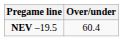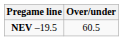(91, 28) 60.4 -> (91, 28) 60.5
